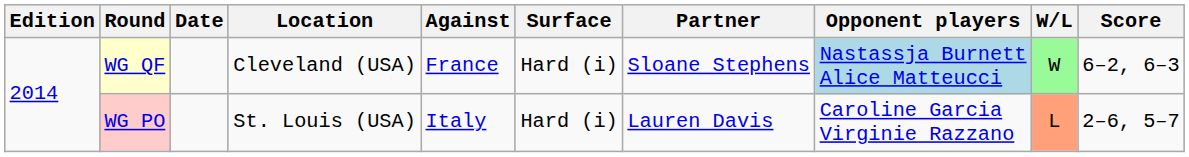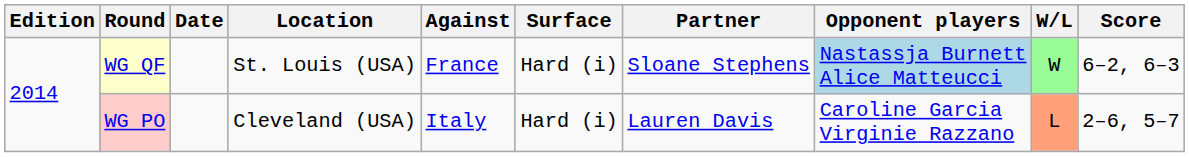(325, 66) Cleveland (USA) -> (325, 66) St. Louis (USA)
(325, 123) St. Louis (USA) -> (325, 123) Cleveland (USA)
